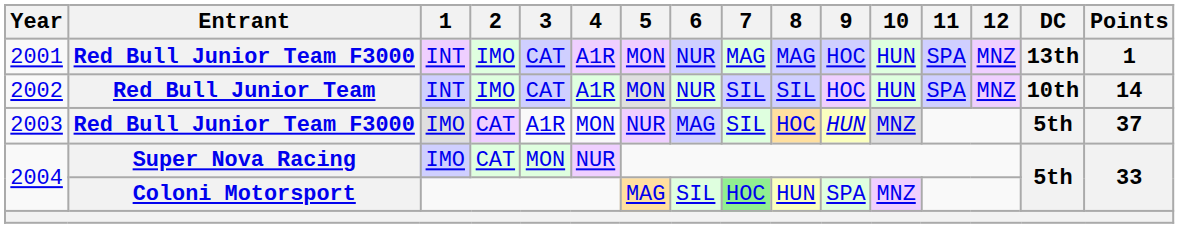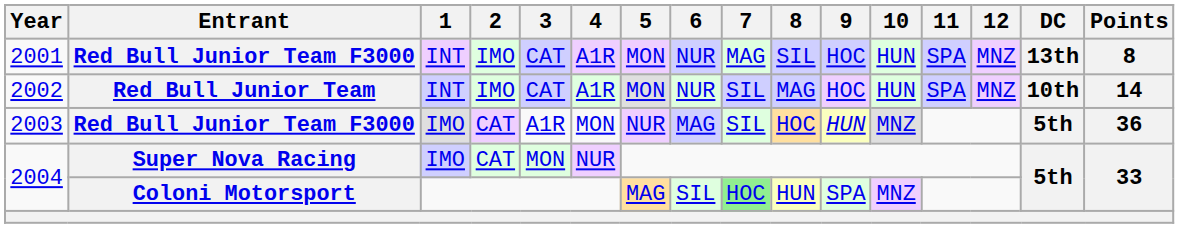(796, 57) MAG -> (796, 57) SIL
(1129, 57) 1 -> (1129, 57) 8
(796, 91) SIL -> (796, 91) MAG
(1129, 126) 37 -> (1129, 126) 36
